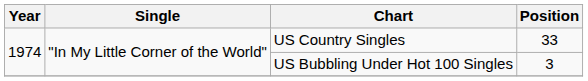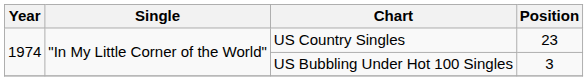(550, 40) 33 -> (550, 40) 23
